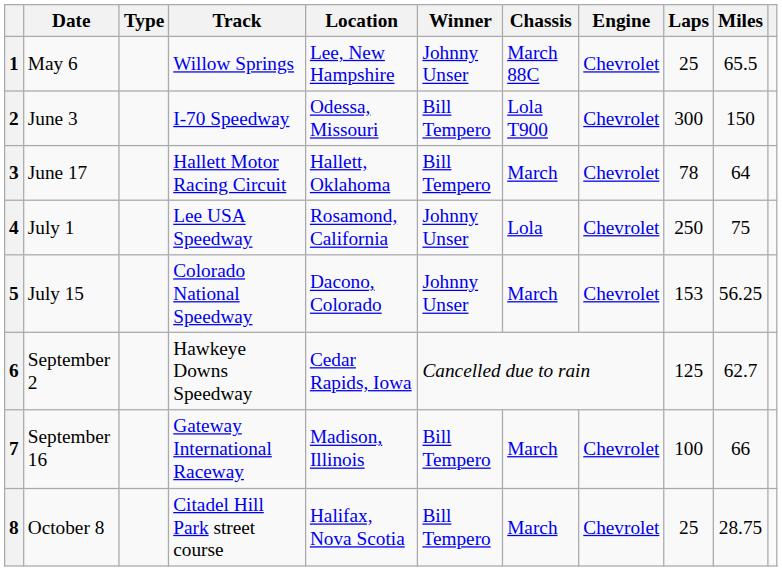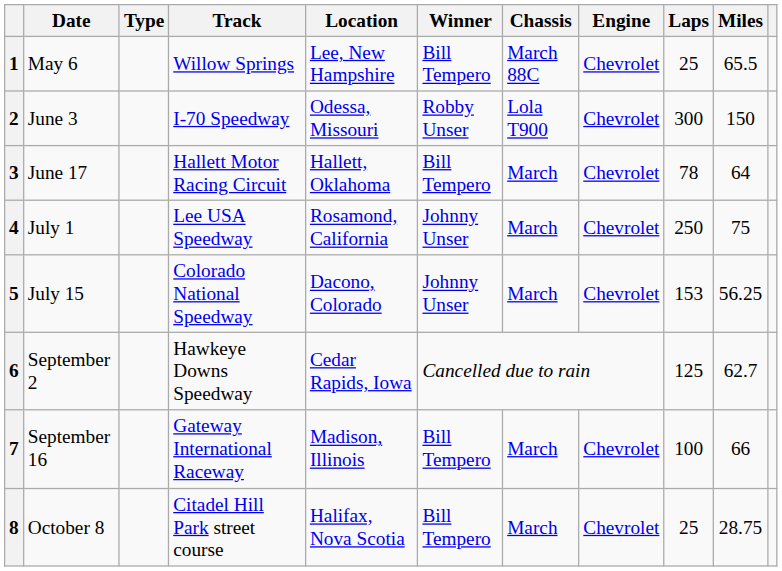(450, 63) Johnny Unser -> (457, 63) Bill Tempero
(457, 118) Bill Tempero -> (448, 118) Robby Unser
(525, 227) Lola -> (532, 227) March
